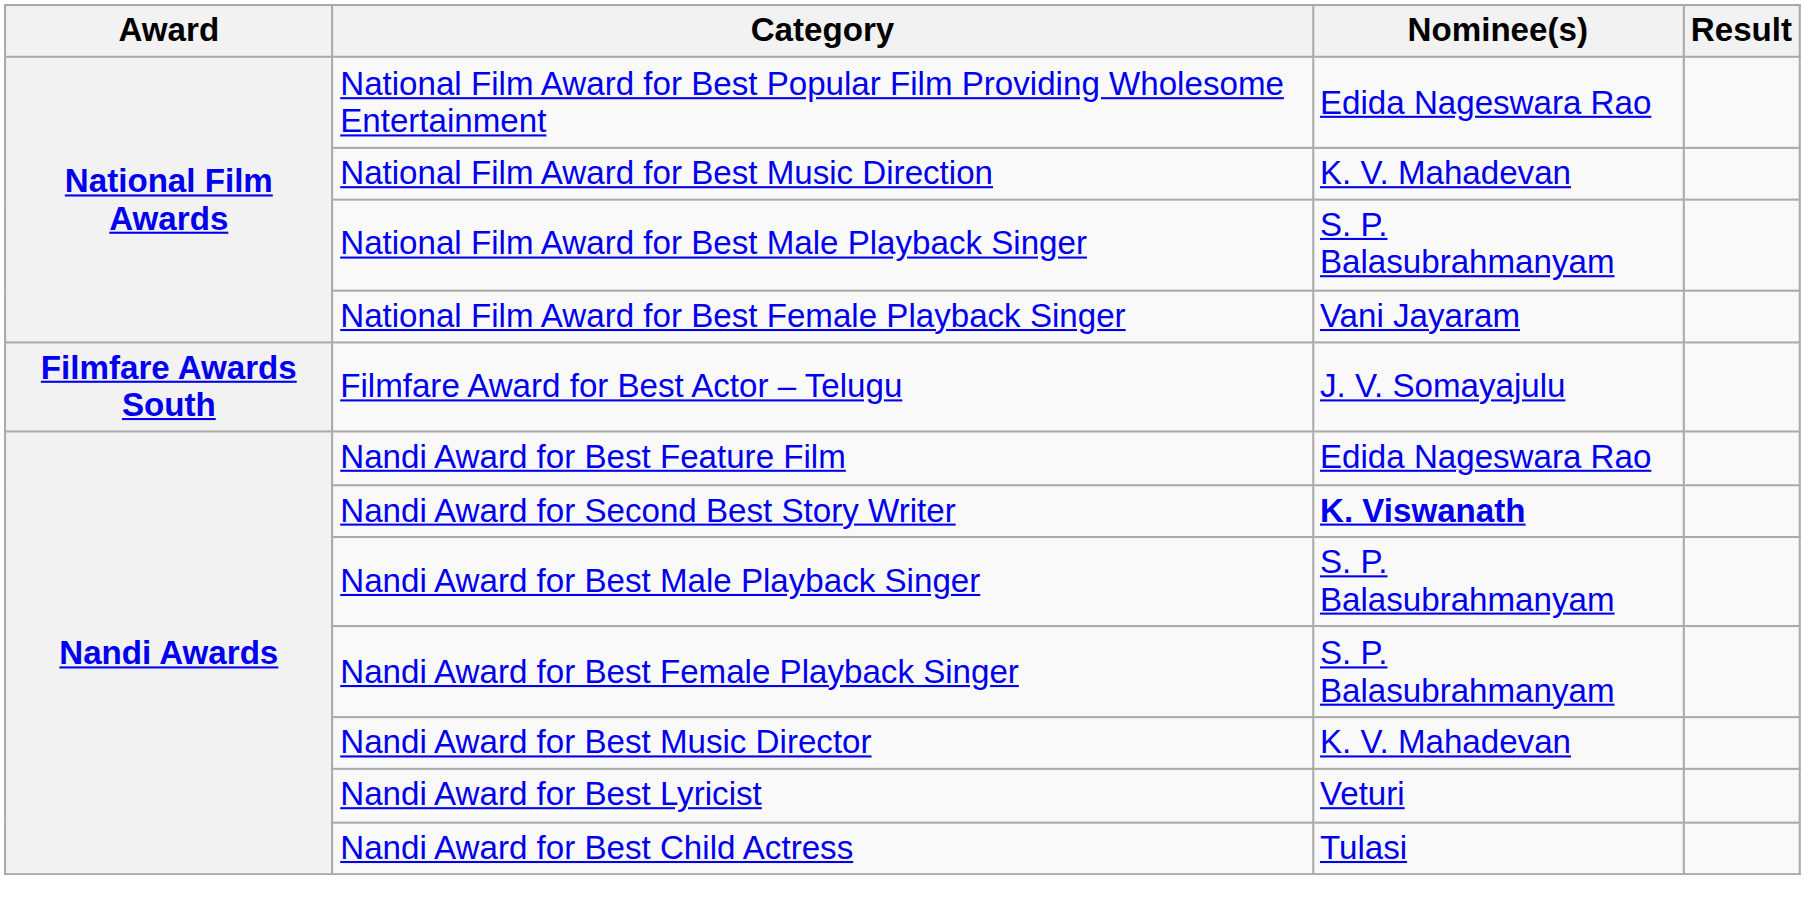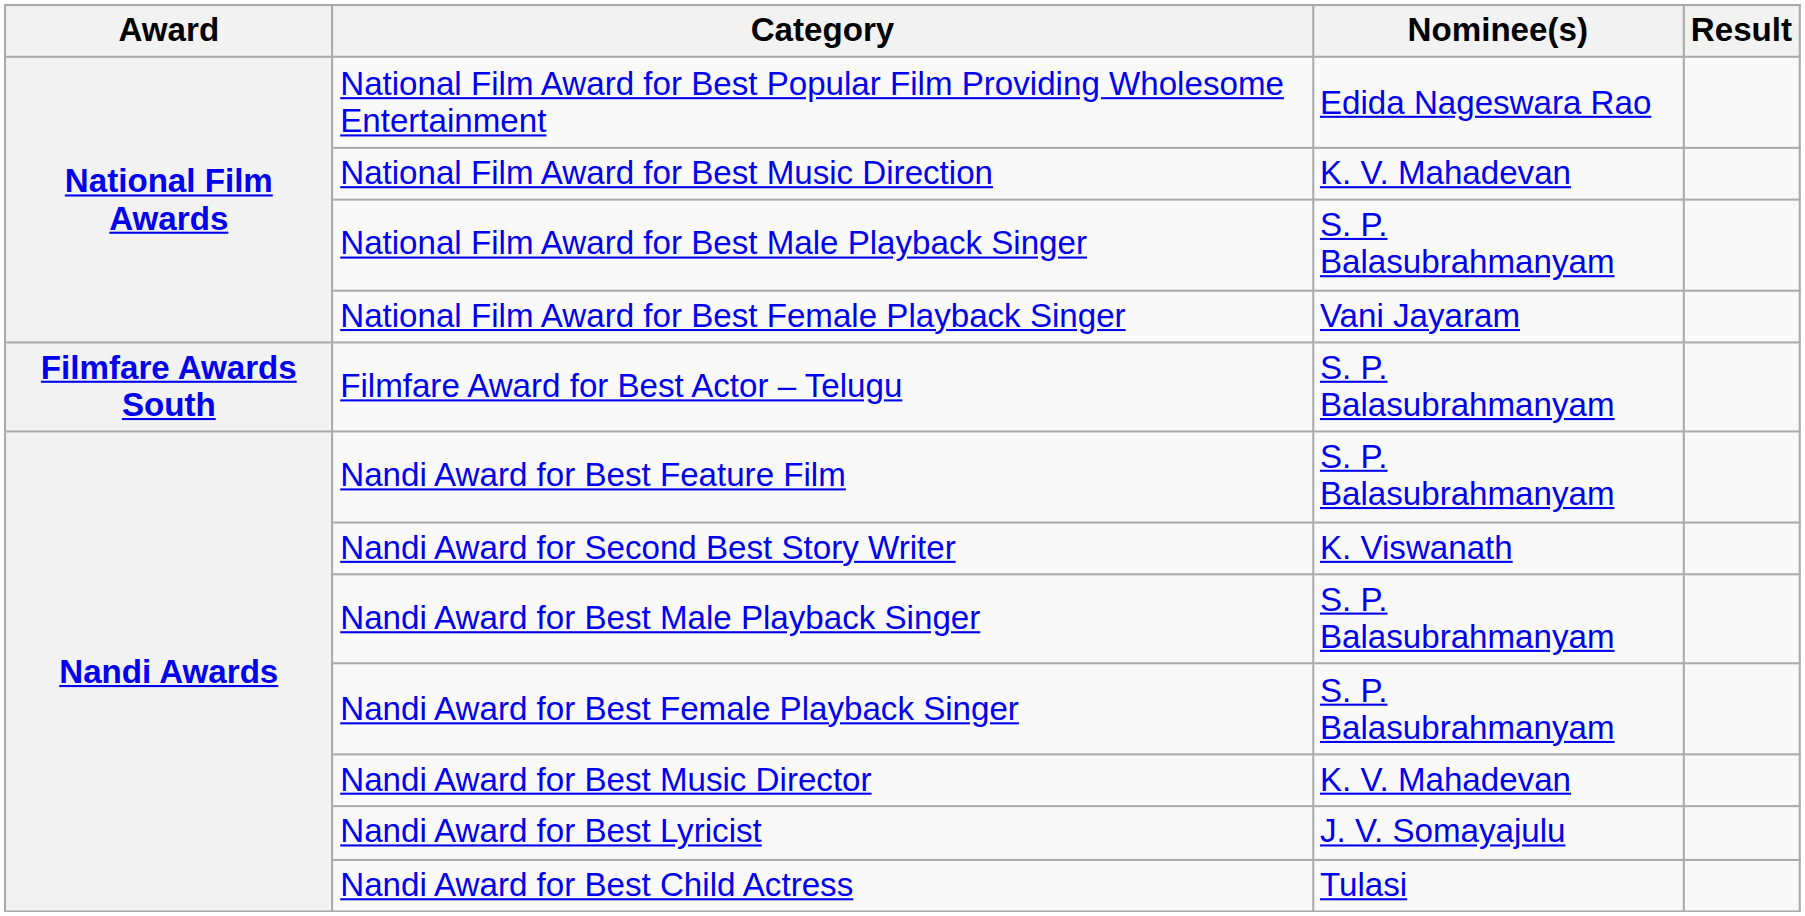(1443, 386) J. V. Somayajulu -> (1467, 386) S. P. Balasubrahmanyam
(1486, 457) Edida Nageswara Rao -> (1467, 476) S. P. Balasubrahmanyam
(1423, 510) bold -> (1416, 547) normal
(1362, 794) Veturi -> (1443, 832) J. V. Somayajulu
